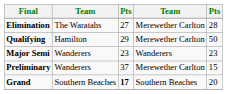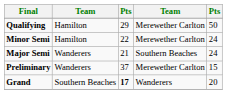- row: (28, 25)
+ row: (28, 39)
(124, 53) 23 -> (124, 53) 21
(154, 53) Wanderers -> (166, 53) Southern Beaches
(213, 53) 23 -> (213, 53) 24
(166, 81) Southern Beaches -> (154, 81) Wanderers
